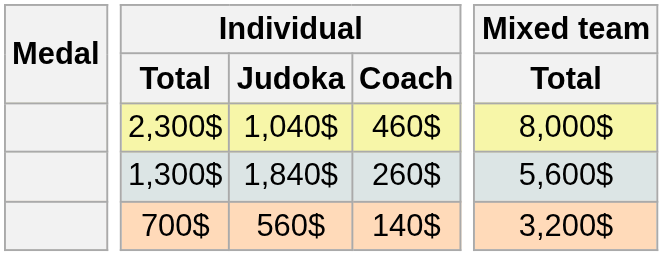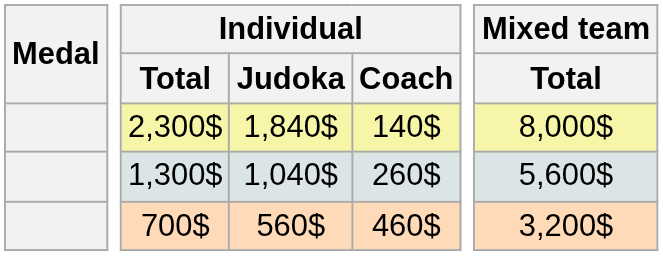(291, 126) 1,040$ -> (291, 126) 1,840$
(406, 126) 460$ -> (406, 126) 140$
(291, 175) 1,840$ -> (291, 175) 1,040$
(406, 224) 140$ -> (406, 224) 460$
